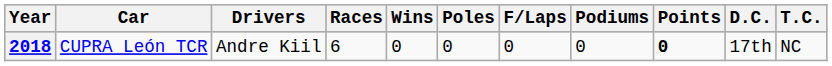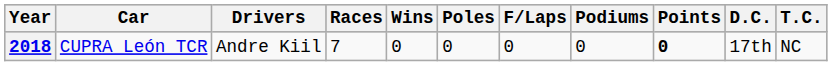(335, 46) 6 -> (335, 46) 7
